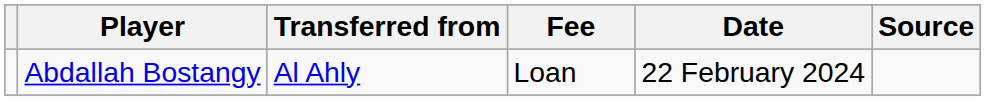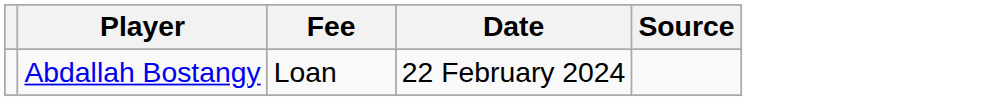- column: (387, 26)
